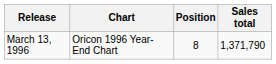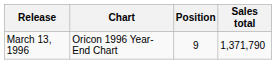(196, 45) 8 -> (196, 45) 9
